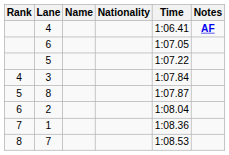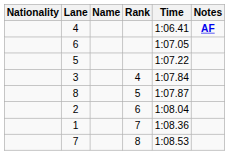columns swapped: (19, 12) <-> (124, 12)
